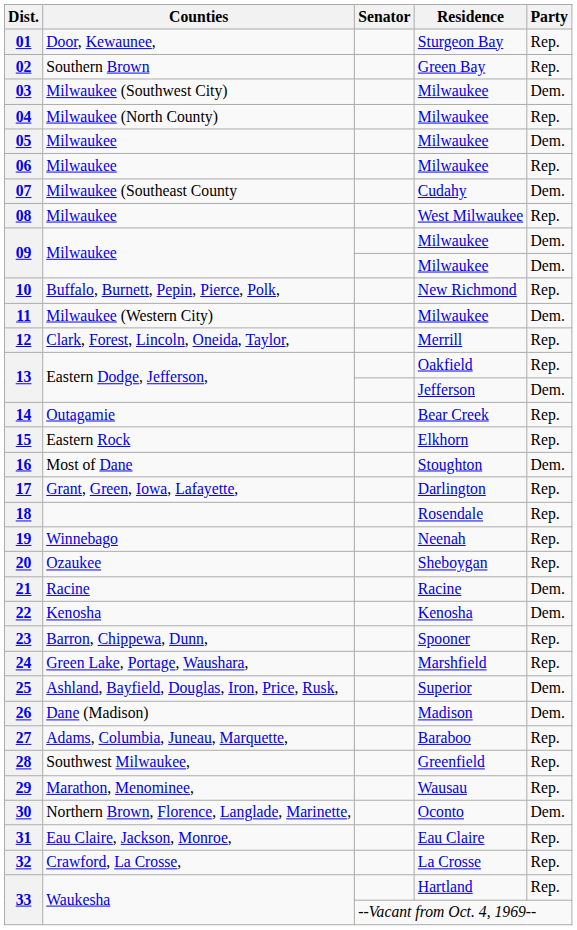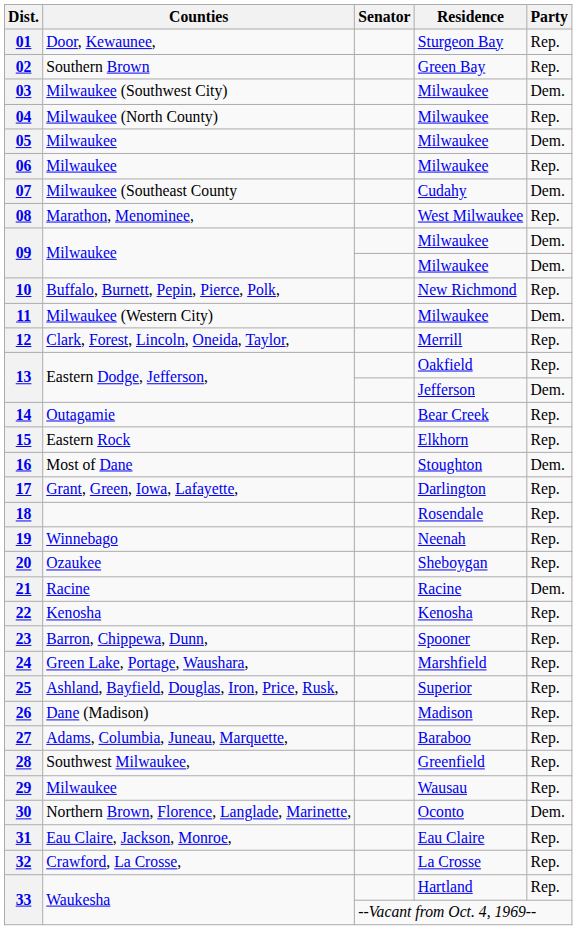(82, 215) Milwaukee -> (120, 215) Marathon, Menominee,
(548, 613) Dem. -> (545, 613) Rep.
(548, 688) Dem. -> (545, 688) Rep.
(548, 713) Dem. -> (545, 713) Rep.
(120, 787) Marathon, Menominee, -> (82, 787) Milwaukee
